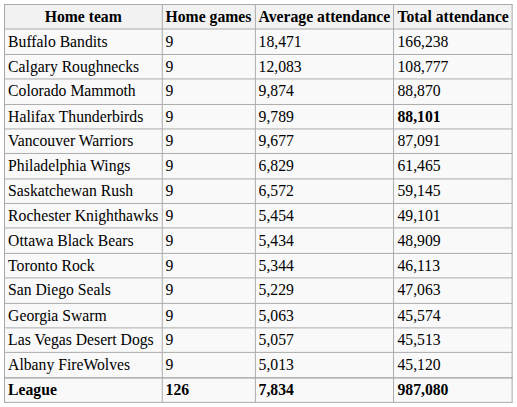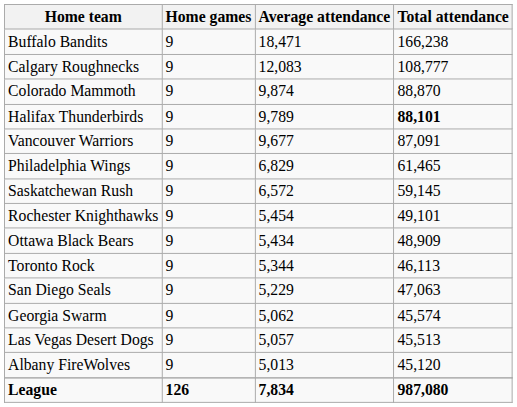(276, 315) 5,063 -> (276, 315) 5,062
